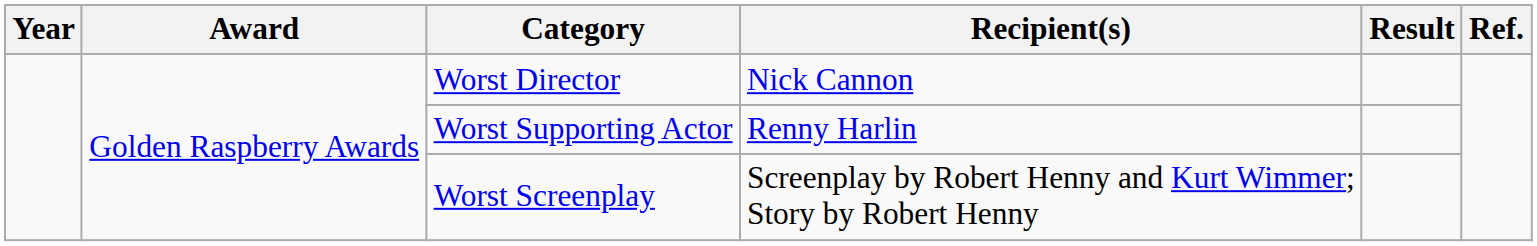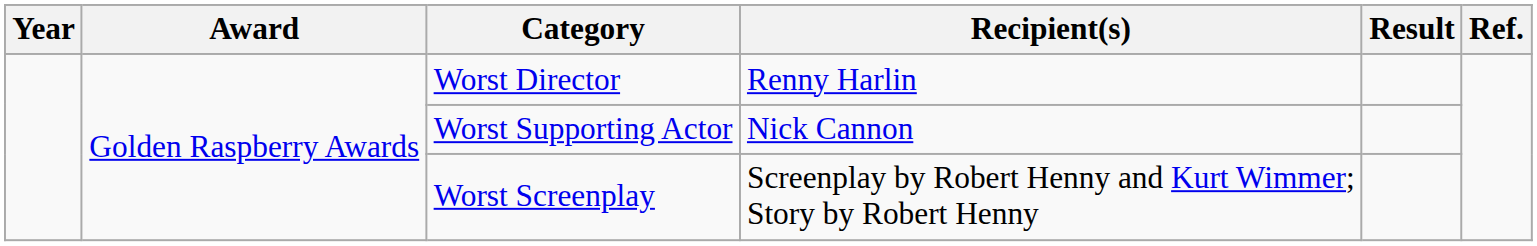(830, 79) Nick Cannon -> (832, 79) Renny Harlin
(832, 128) Renny Harlin -> (830, 128) Nick Cannon
